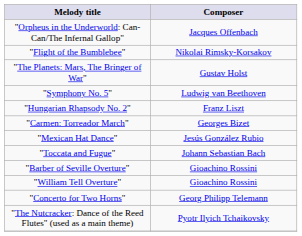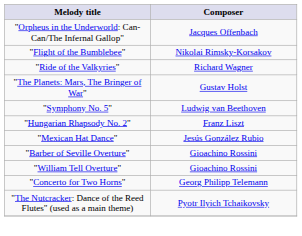+ row: (77, 67)
- row: (77, 123)
- row: (77, 153)
